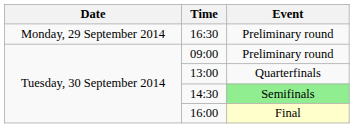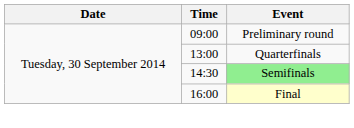- row: (204, 34)
